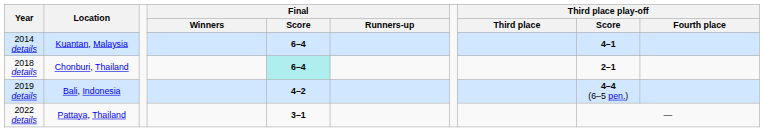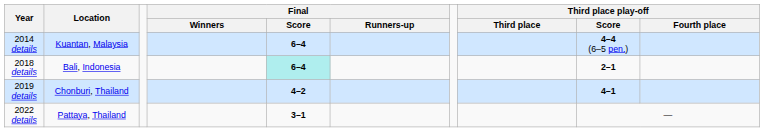(608, 44) 4–1 -> (608, 44) 4–4 (6–5 pen.)
(92, 68) Chonburi, Thailand -> (92, 68) Bali, Indonesia
(92, 92) Bali, Indonesia -> (92, 92) Chonburi, Thailand
(608, 92) 4–4 (6–5 pen.) -> (608, 92) 4–1
